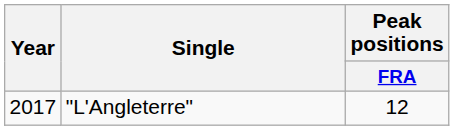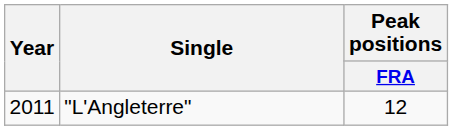(33, 107) 2017 -> (32, 107) 2011
